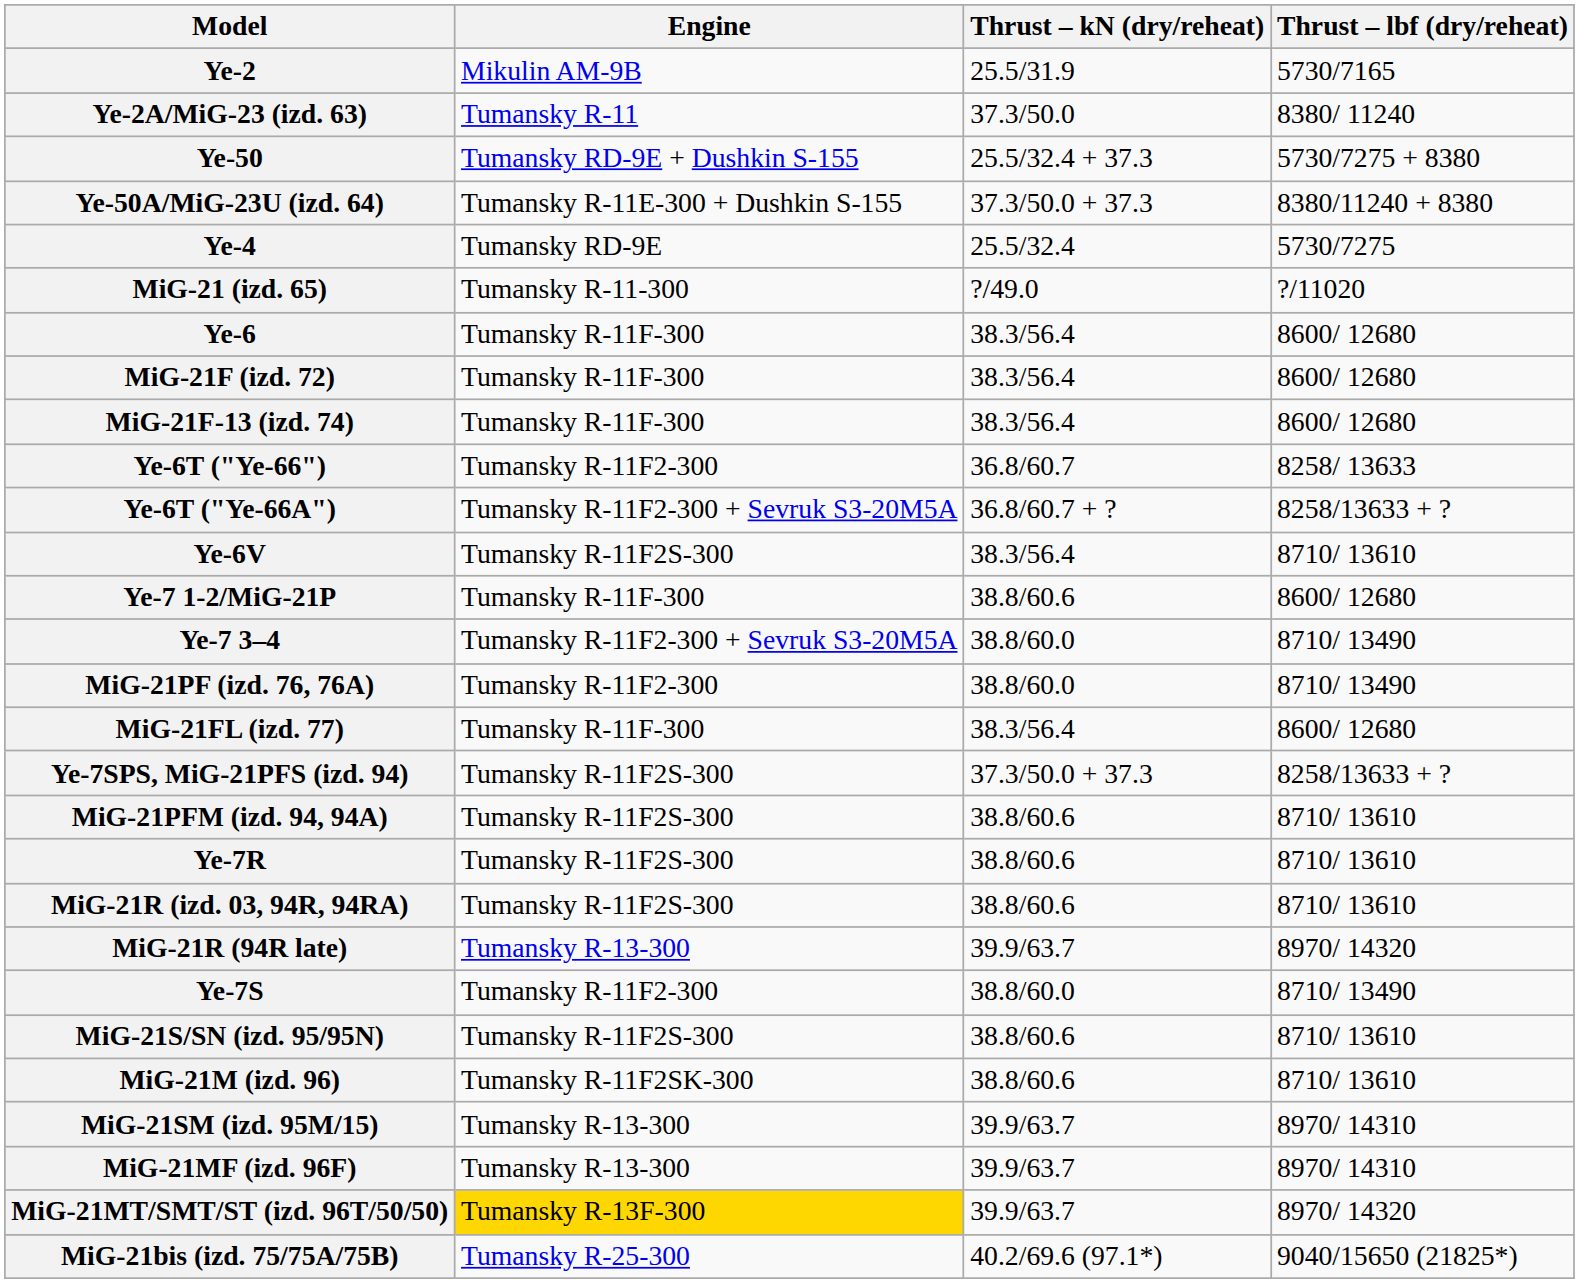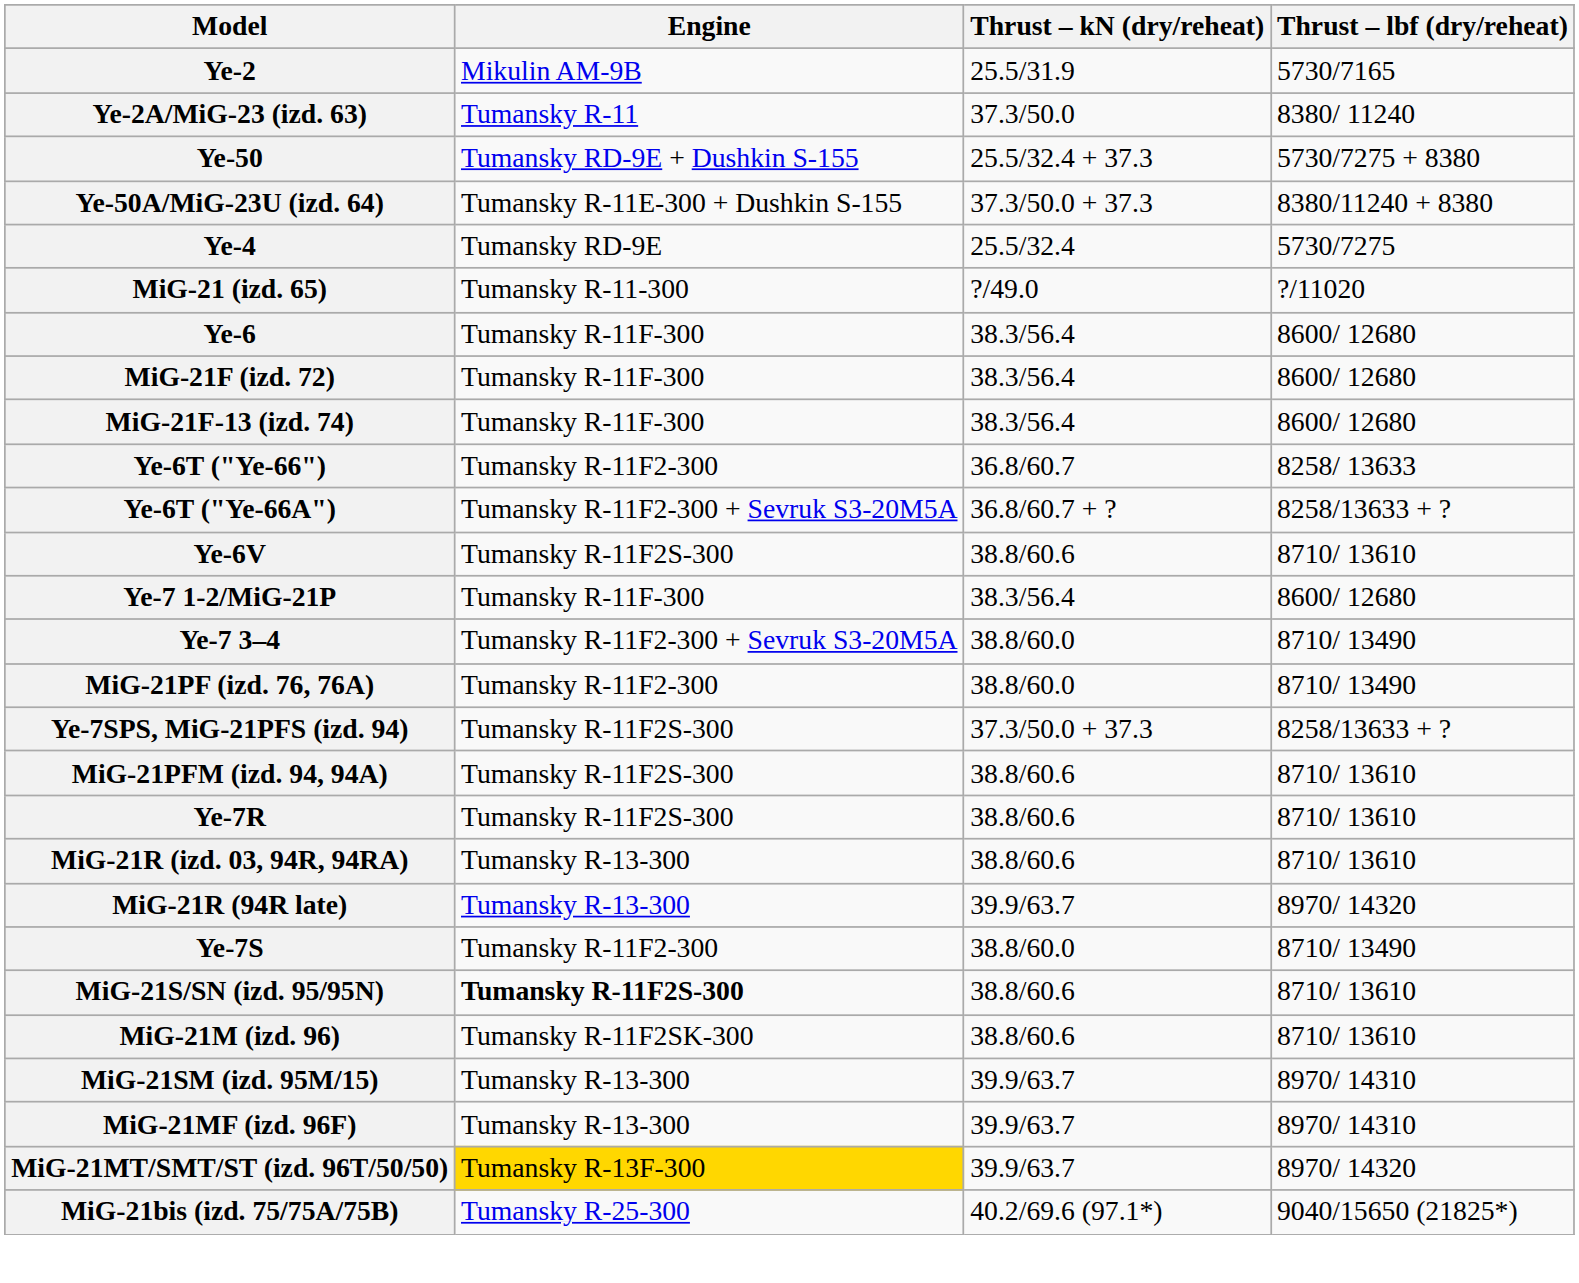(1023, 553) 38.3/56.4 -> (1023, 553) 38.8/60.6
(1023, 597) 38.8/60.6 -> (1023, 597) 38.3/56.4
- row: (230, 728)
(597, 904) Tumansky R-11F2S-300 -> (575, 860) Tumansky R-13-300
(597, 1036) normal -> (602, 992) bold
